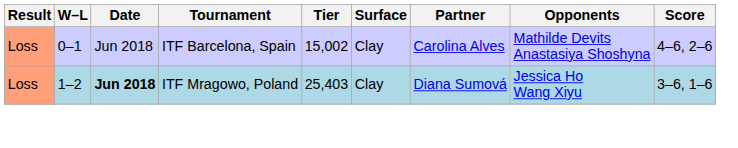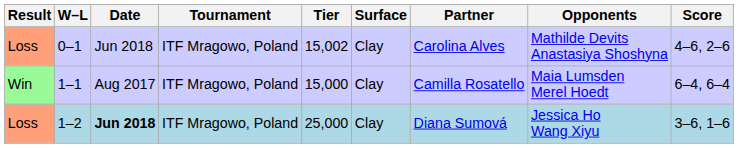(229, 46) ITF Barcelona, Spain -> (230, 46) ITF Mragowo, Poland
+ row: (70, 84)
(326, 84) 25,403 -> (326, 123) 25,000
